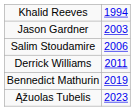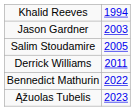(116, 47) 2006 -> (116, 47) 2005
(116, 81) 2019 -> (116, 81) 2022
